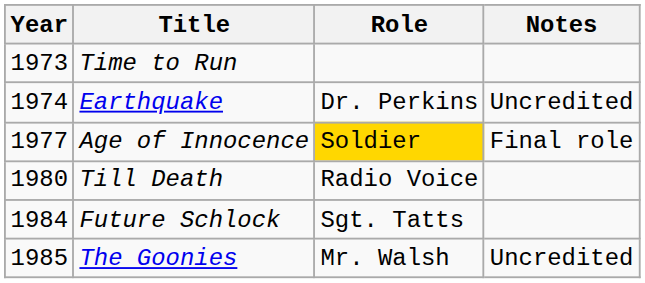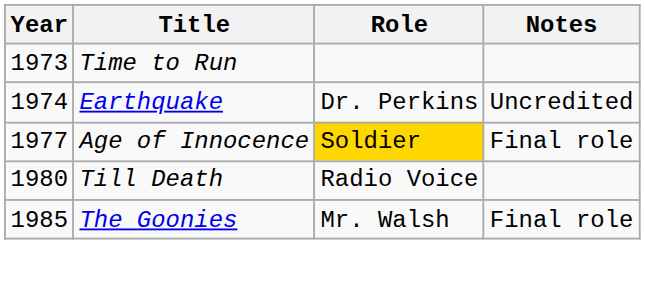- row: (180, 219)
(562, 258) Uncredited -> (562, 219) Final role
